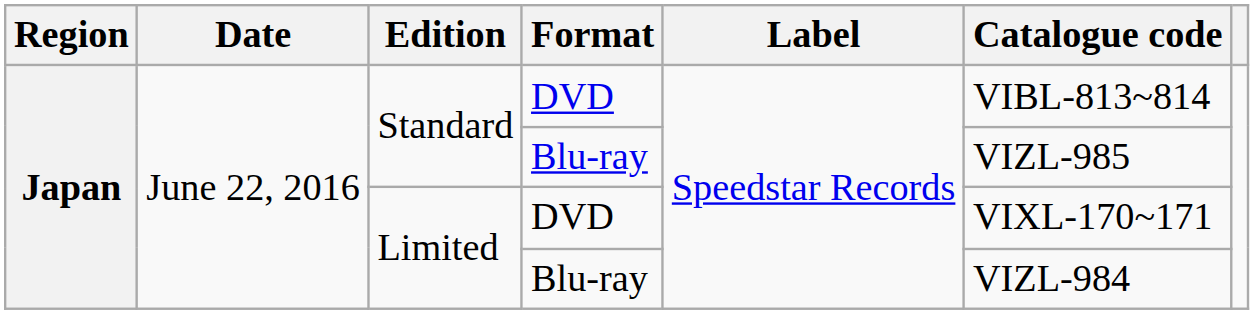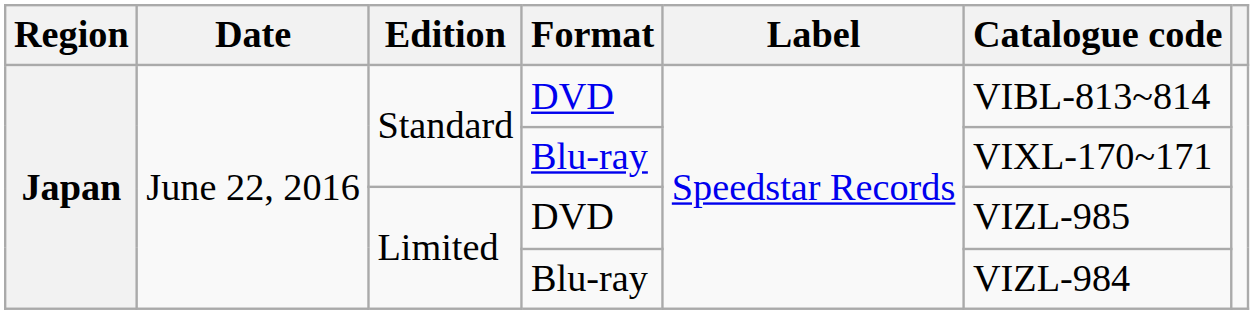(1052, 156) VIZL-985 -> (1093, 156) VIXL-170~171
(1093, 216) VIXL-170~171 -> (1052, 216) VIZL-985
